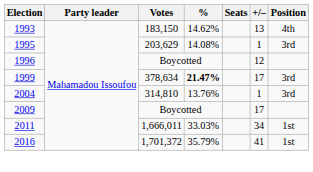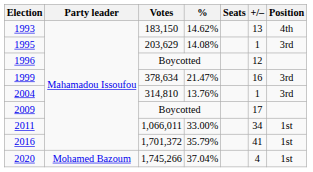(203, 77) bold -> (202, 77) normal
(259, 77) 17 -> (257, 77) 16
(161, 126) 1,666,011 -> (161, 126) 1,066,011
(203, 126) 33.03% -> (202, 126) 33.00%
+ row: (25, 158)
